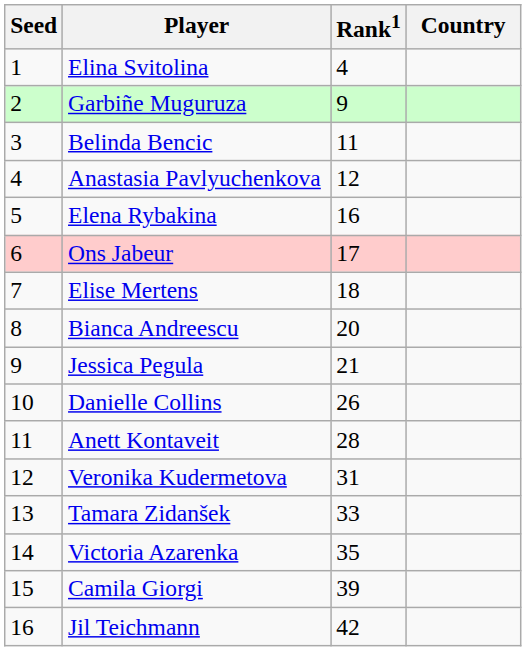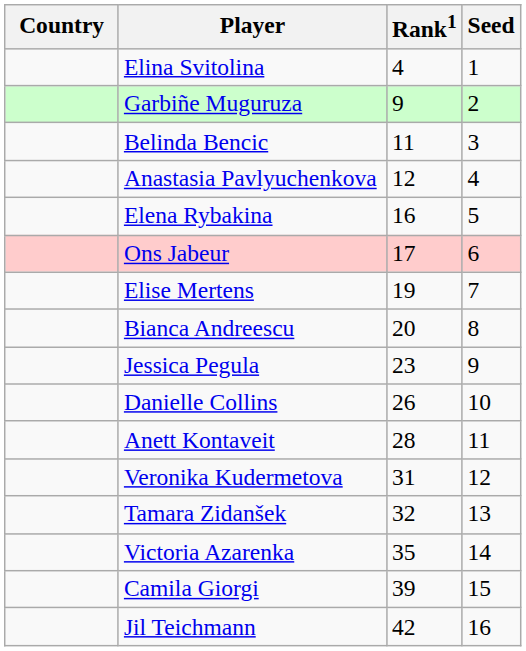columns swapped: (463, 26) <-> (34, 26)
(348, 290) 18 -> (404, 290) 19
(348, 365) 21 -> (404, 365) 23
(348, 514) 33 -> (404, 514) 32
